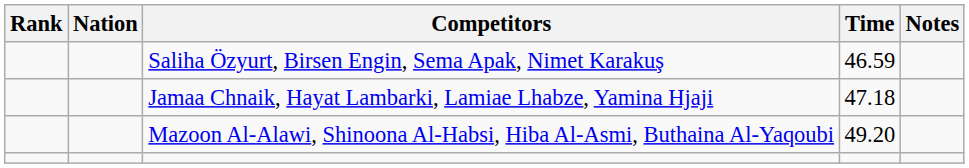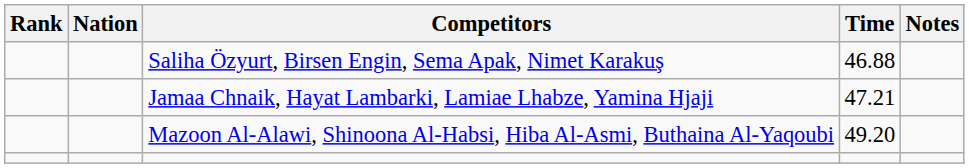(870, 60) 46.59 -> (870, 60) 46.88
(870, 97) 47.18 -> (870, 97) 47.21
